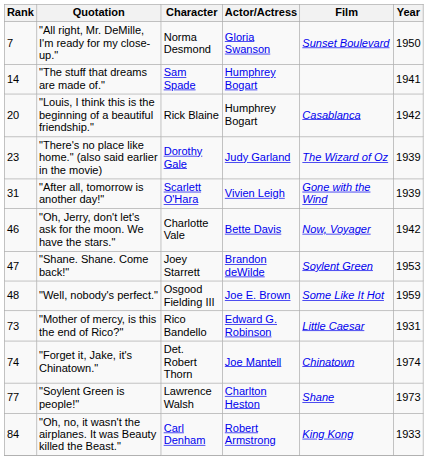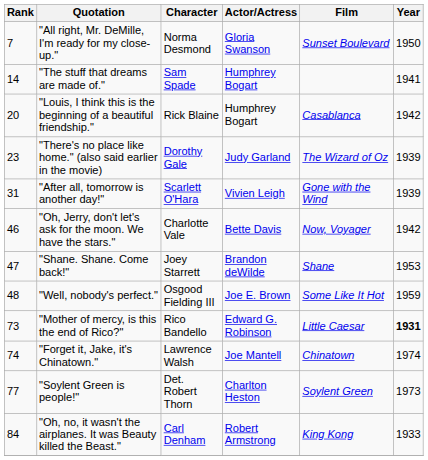(338, 266) Soylent Green -> (318, 266) Shane
(408, 326) normal -> (408, 326) bold
(180, 362) Det. Robert Thorn -> (188, 356) Lawrence Walsh
(188, 398) Lawrence Walsh -> (180, 392) Det. Robert Thorn
(318, 398) Shane -> (338, 392) Soylent Green
